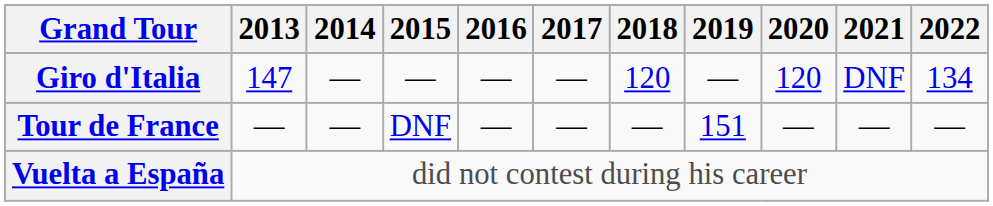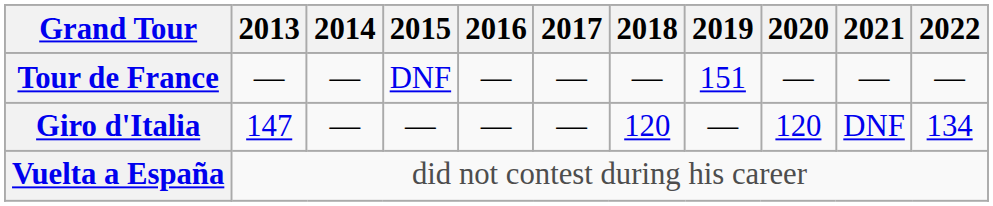rows swapped: (118, 77) <-> (118, 126)
